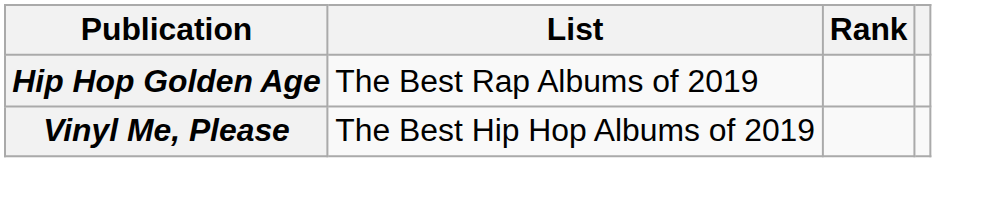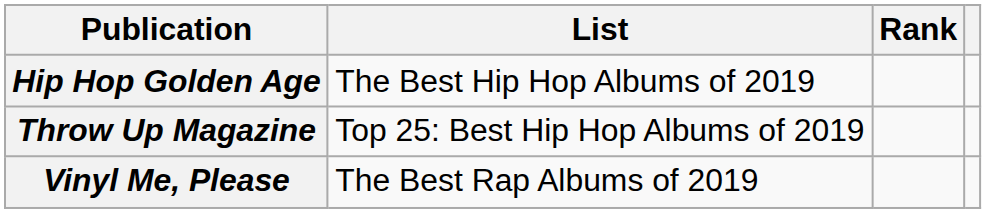(547, 80) The Best Rap Albums of 2019 -> (575, 80) The Best Hip Hop Albums of 2019
+ row: (167, 130)
(575, 130) The Best Hip Hop Albums of 2019 -> (547, 181) The Best Rap Albums of 2019
